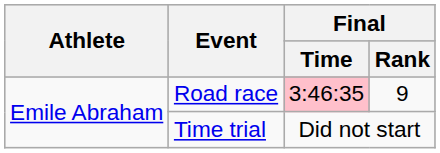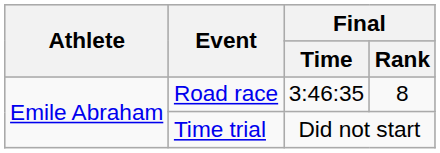(326, 94) pink background -> (326, 94) no background
(402, 94) 9 -> (402, 94) 8
